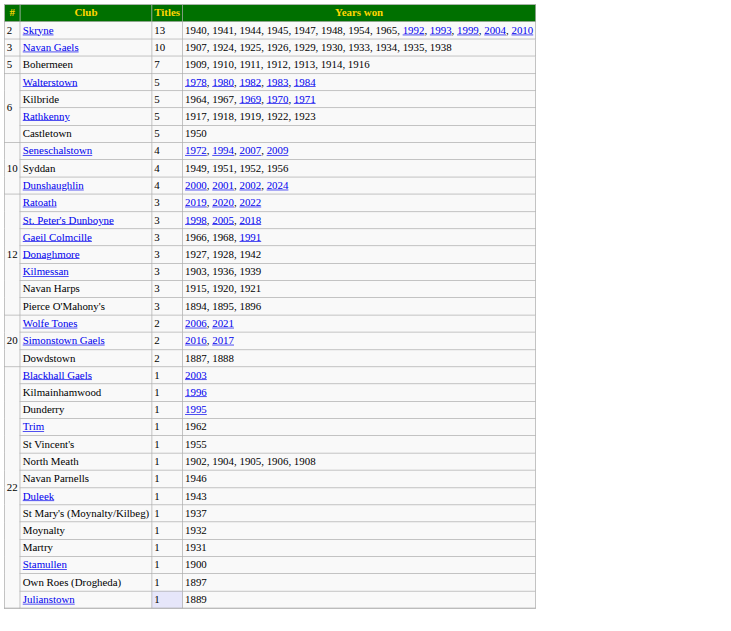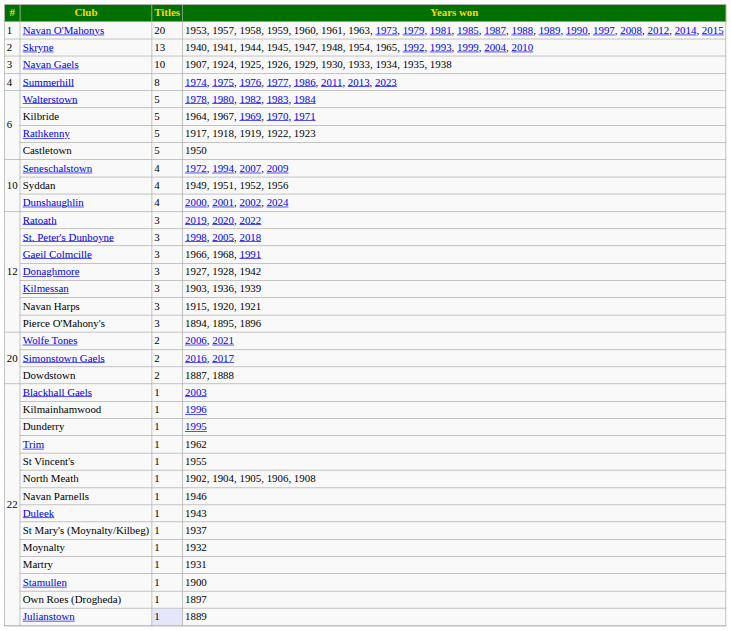+ row: (63, 30)
+ row: (48, 82)
- row: (48, 64)
